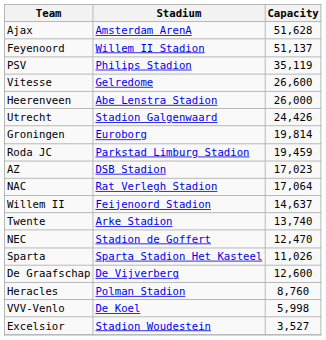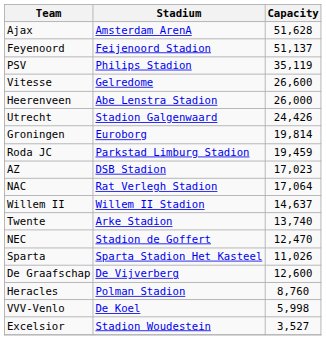(150, 48) Willem II Stadion -> (153, 48) Feijenoord Stadion
(153, 204) Feijenoord Stadion -> (150, 204) Willem II Stadion
